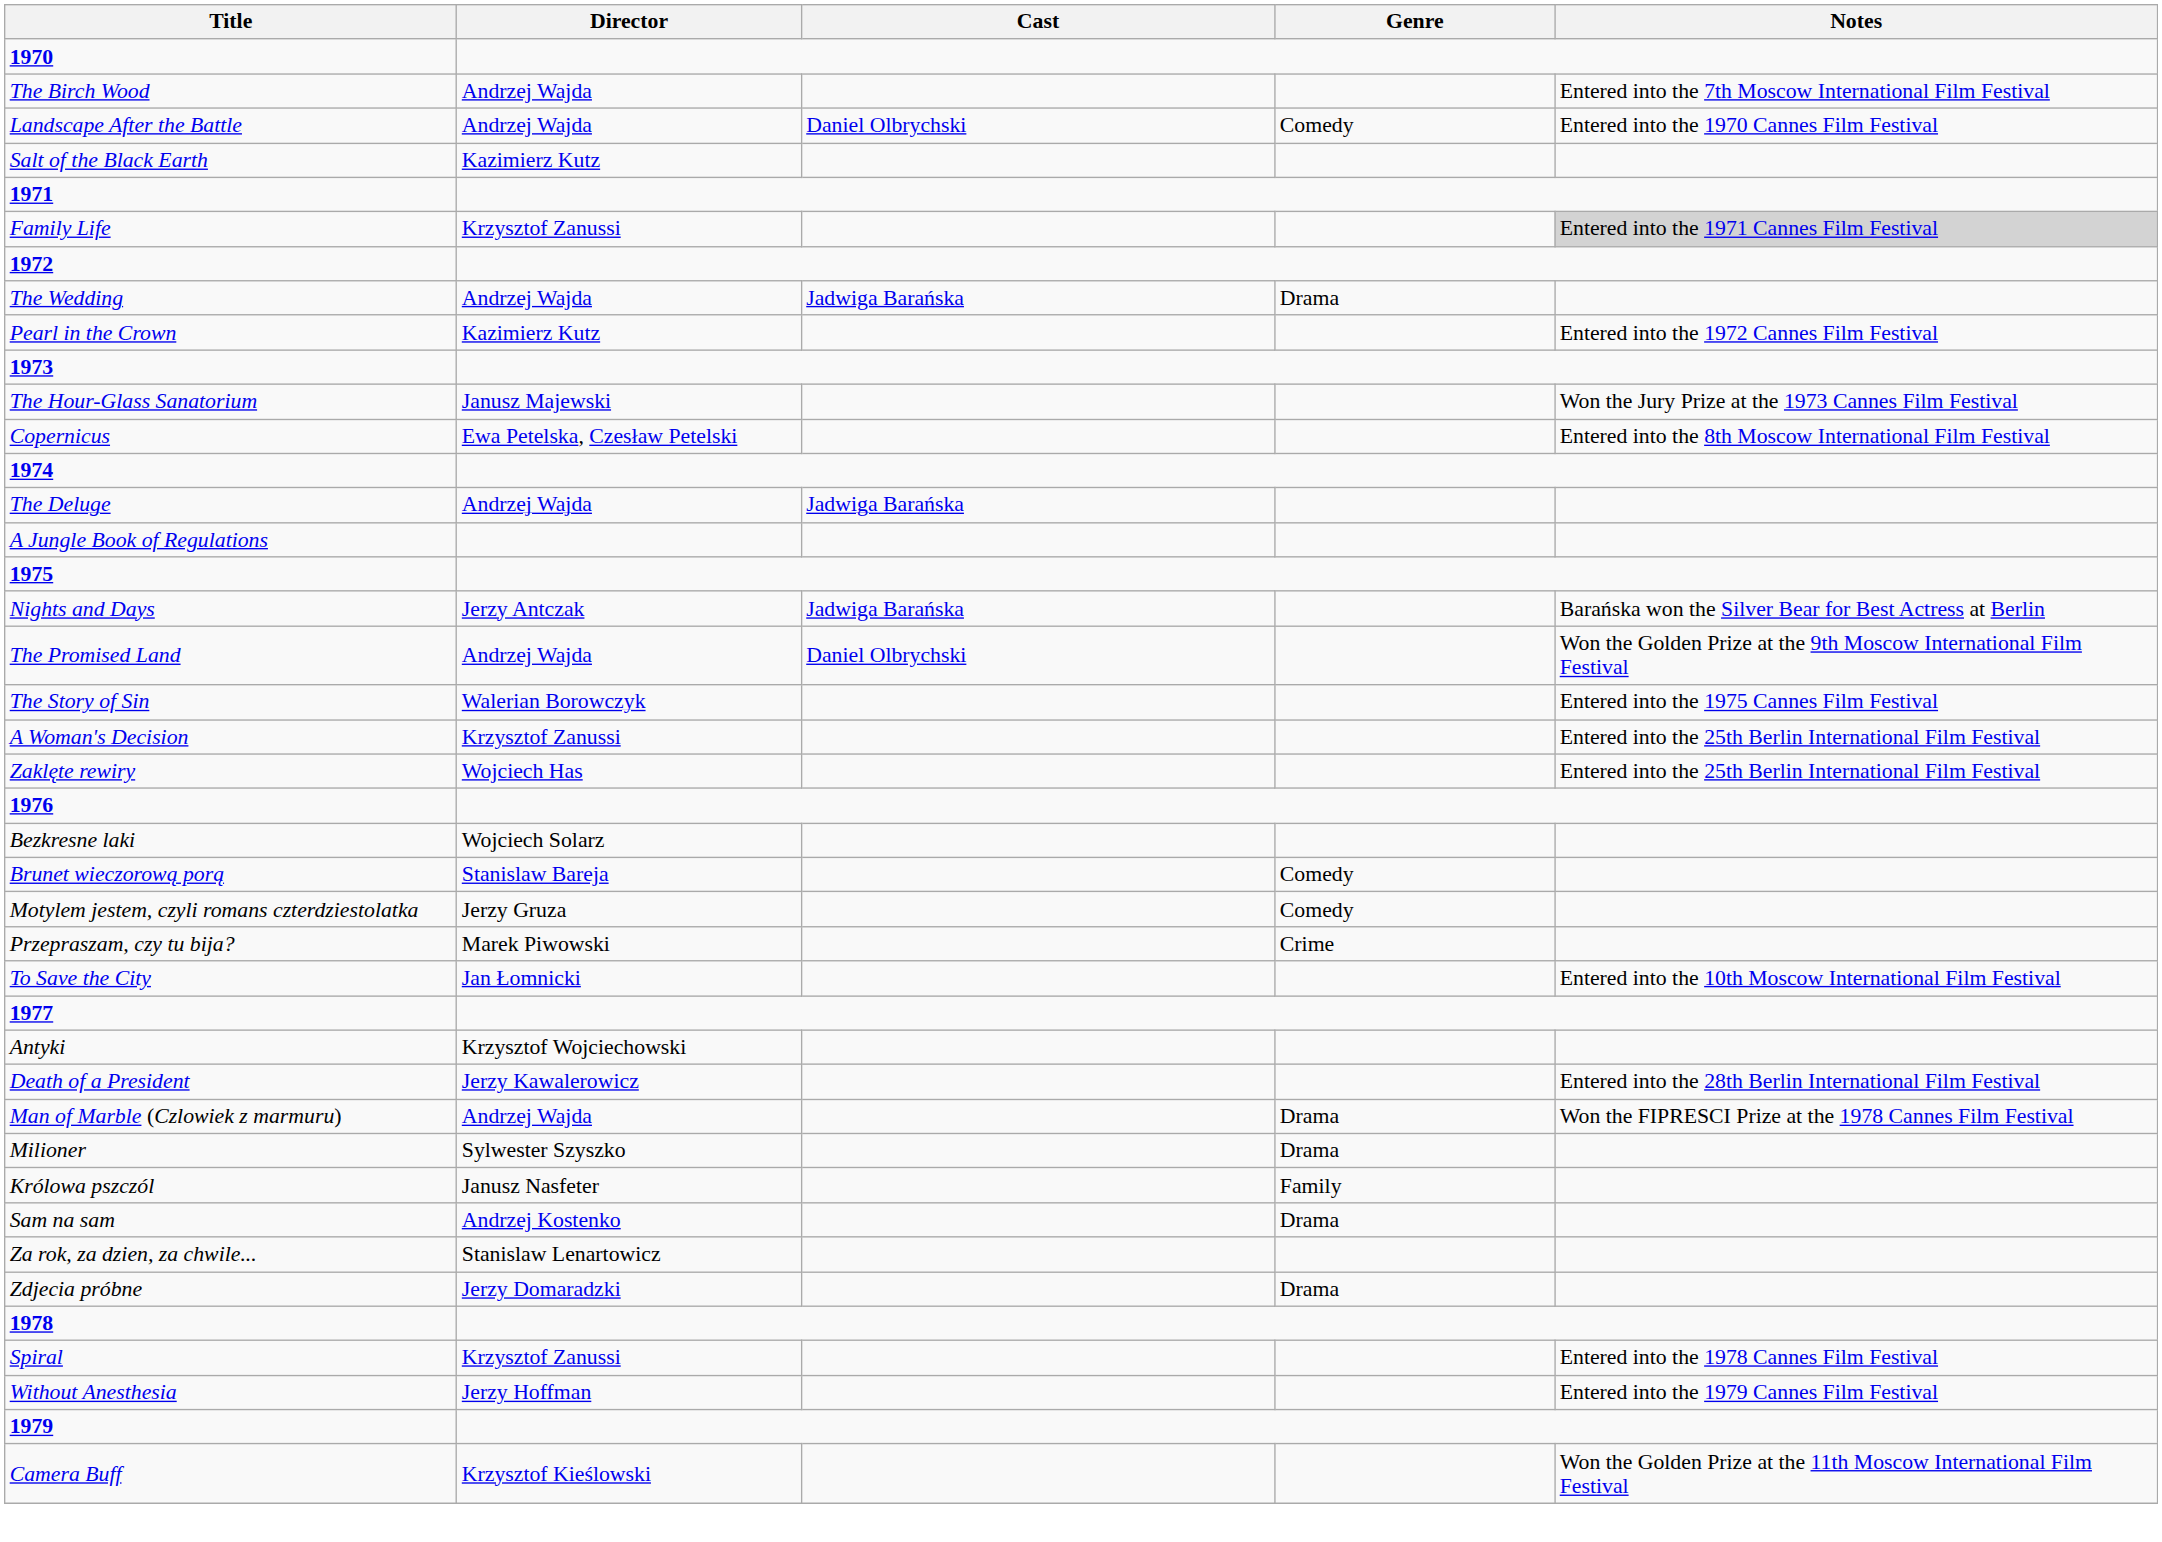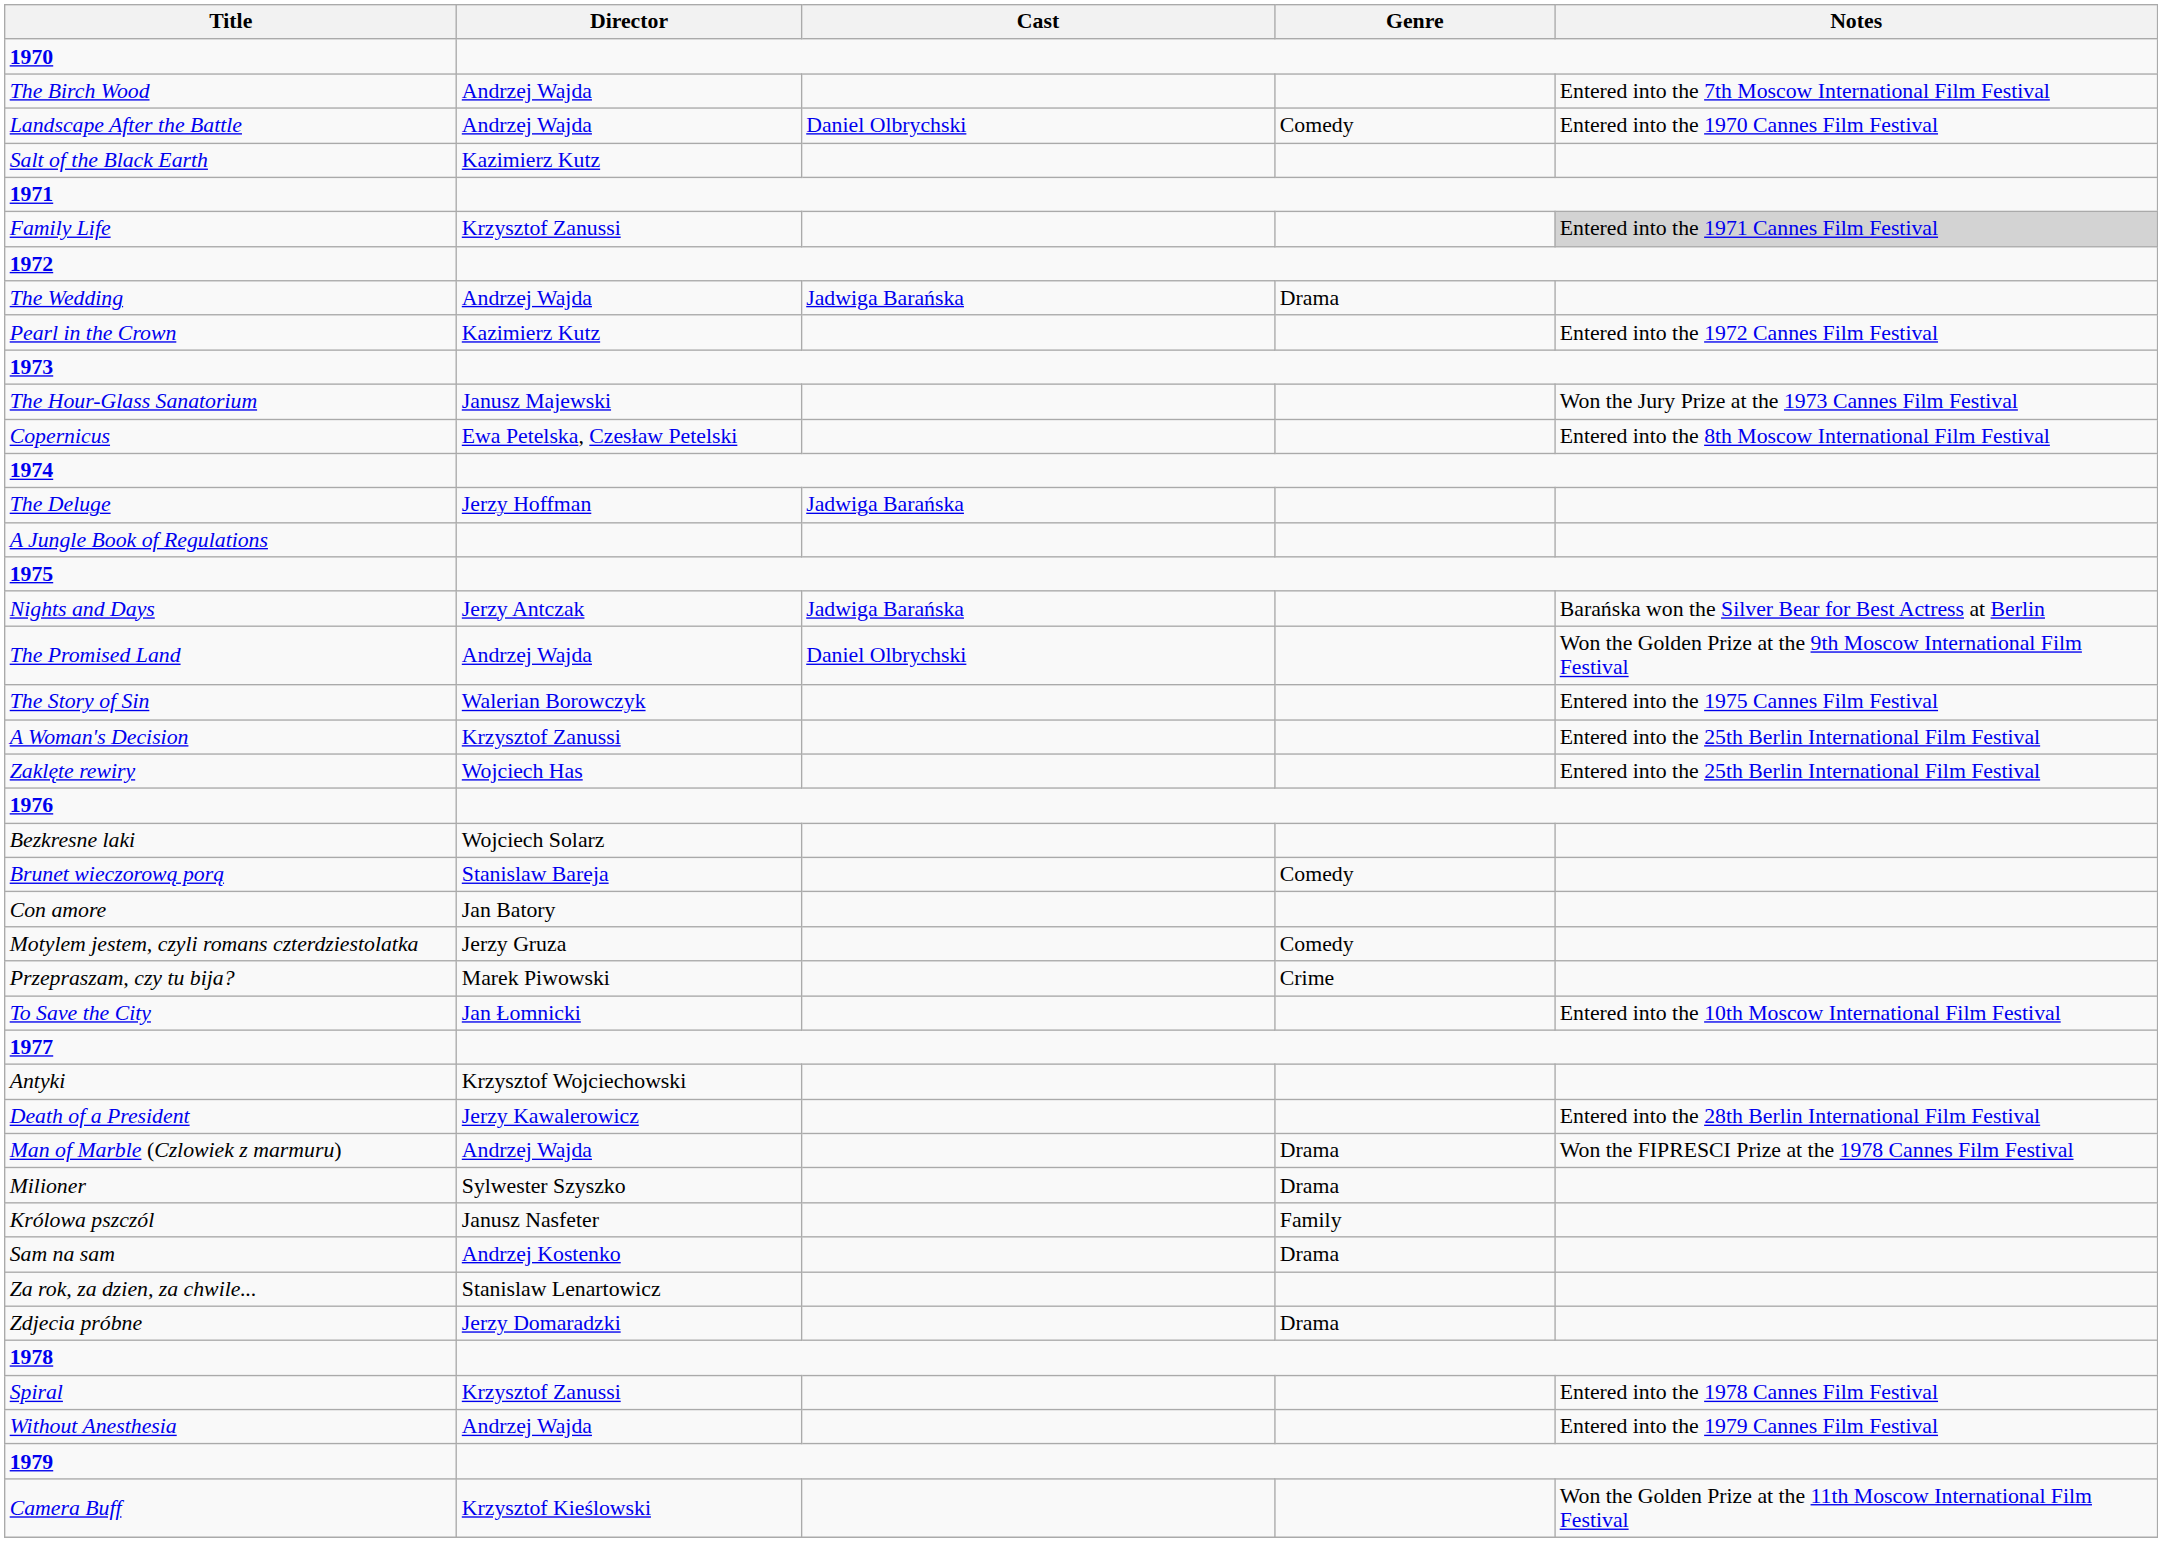(527, 504) Andrzej Wajda -> (527, 504) Jerzy Hoffman
+ row: (58, 908)
(527, 1392) Jerzy Hoffman -> (527, 1426) Andrzej Wajda
